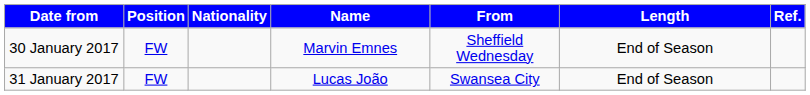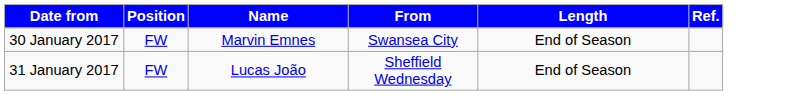- column: (229, 17)
(495, 48) Sheffield Wednesday -> (413, 40) Swansea City
(495, 79) Swansea City -> (413, 71) Sheffield Wednesday
